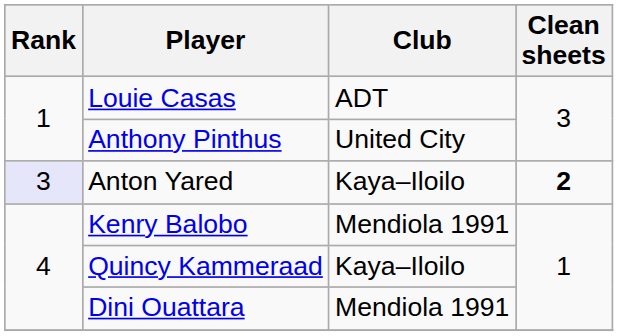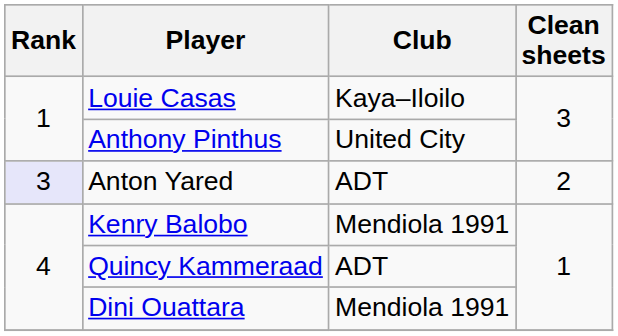(362, 97) ADT -> (400, 97) Kaya–Iloilo
(400, 181) Kaya–Iloilo -> (362, 181) ADT
(564, 181) bold -> (564, 181) normal
(400, 266) Kaya–Iloilo -> (362, 266) ADT
